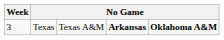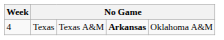(9, 27) 3 -> (9, 27) 4
(184, 27) bold -> (182, 27) normal
